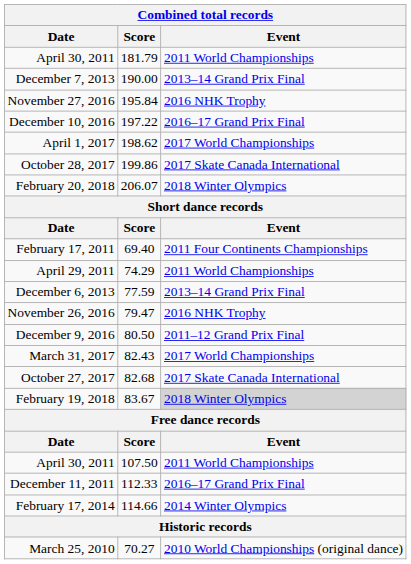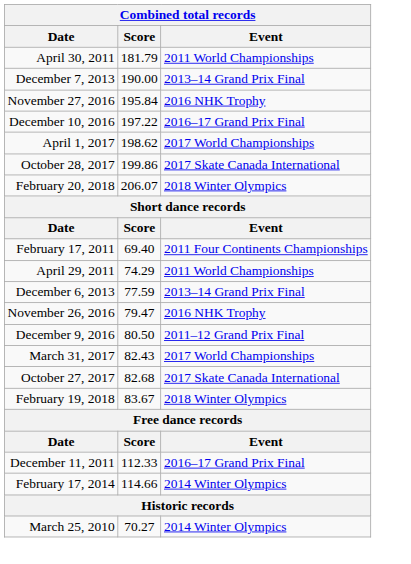(225, 398) lightgrey background -> (225, 398) no background
- row: (76, 462)
(284, 548) 2010 World Championships (original dance) -> (225, 526) 2014 Winter Olympics
